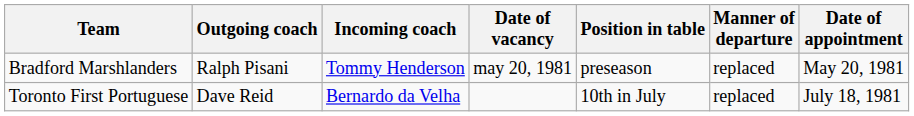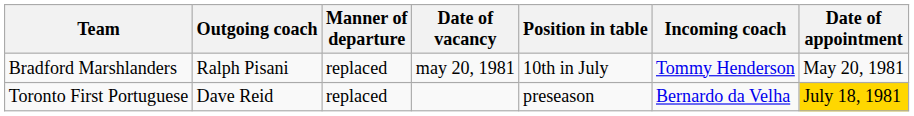columns swapped: (754, 29) <-> (395, 29)
(616, 67) preseason -> (566, 67) 10th in July
(623, 96) 10th in July -> (559, 96) preseason
(852, 96) no background -> (852, 96) gold background
